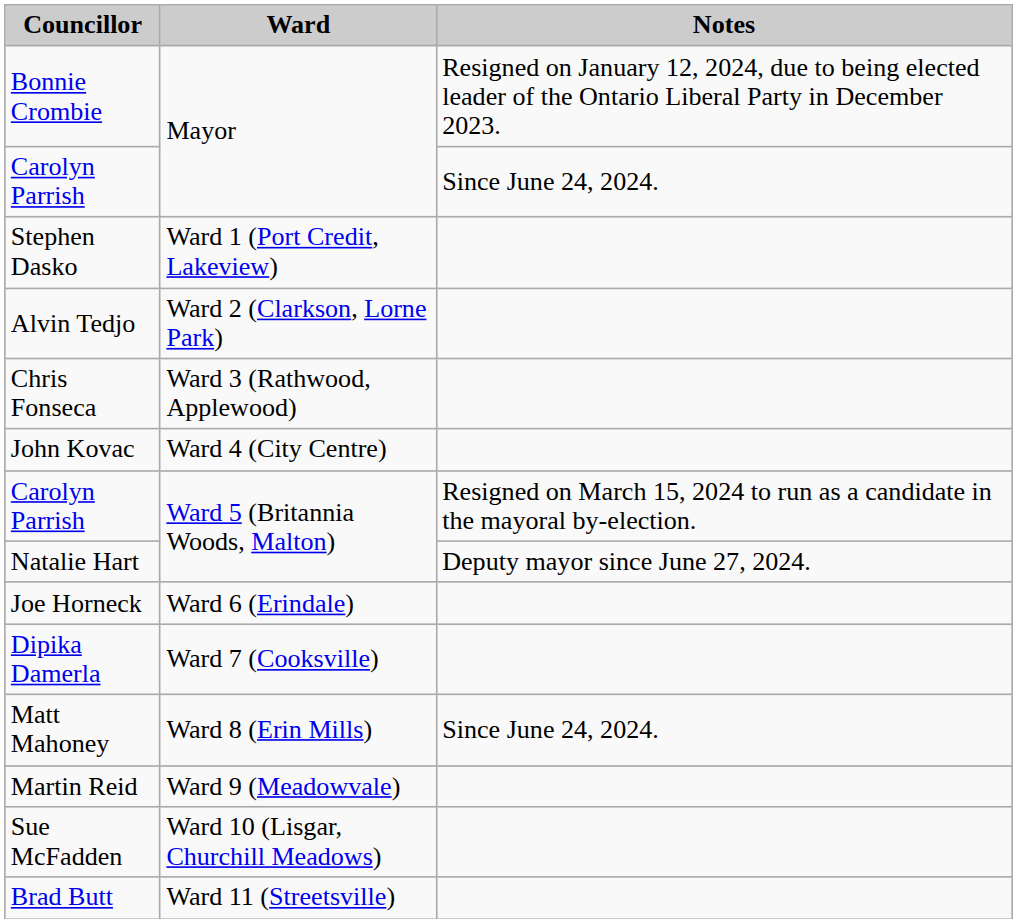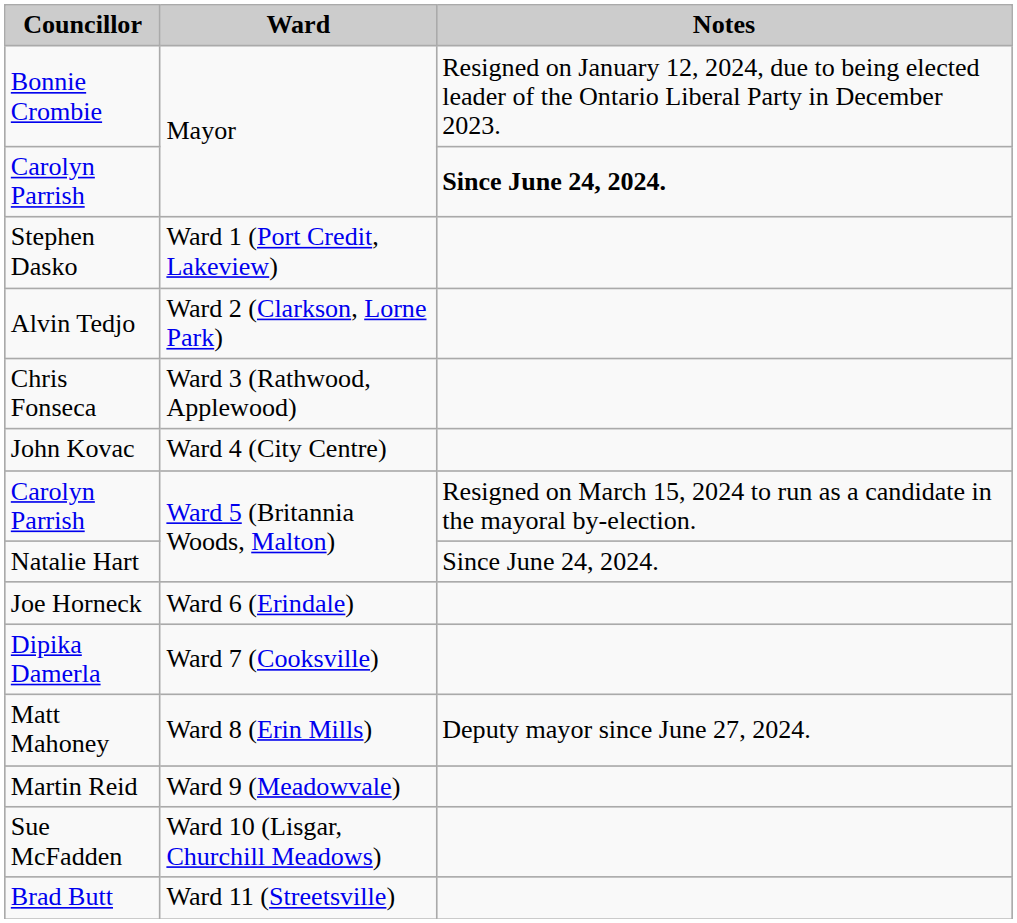(550, 181) normal -> (554, 181) bold
(627, 561) Deputy mayor since June 27, 2024. -> (550, 561) Since June 24, 2024.
(550, 729) Since June 24, 2024. -> (627, 729) Deputy mayor since June 27, 2024.
